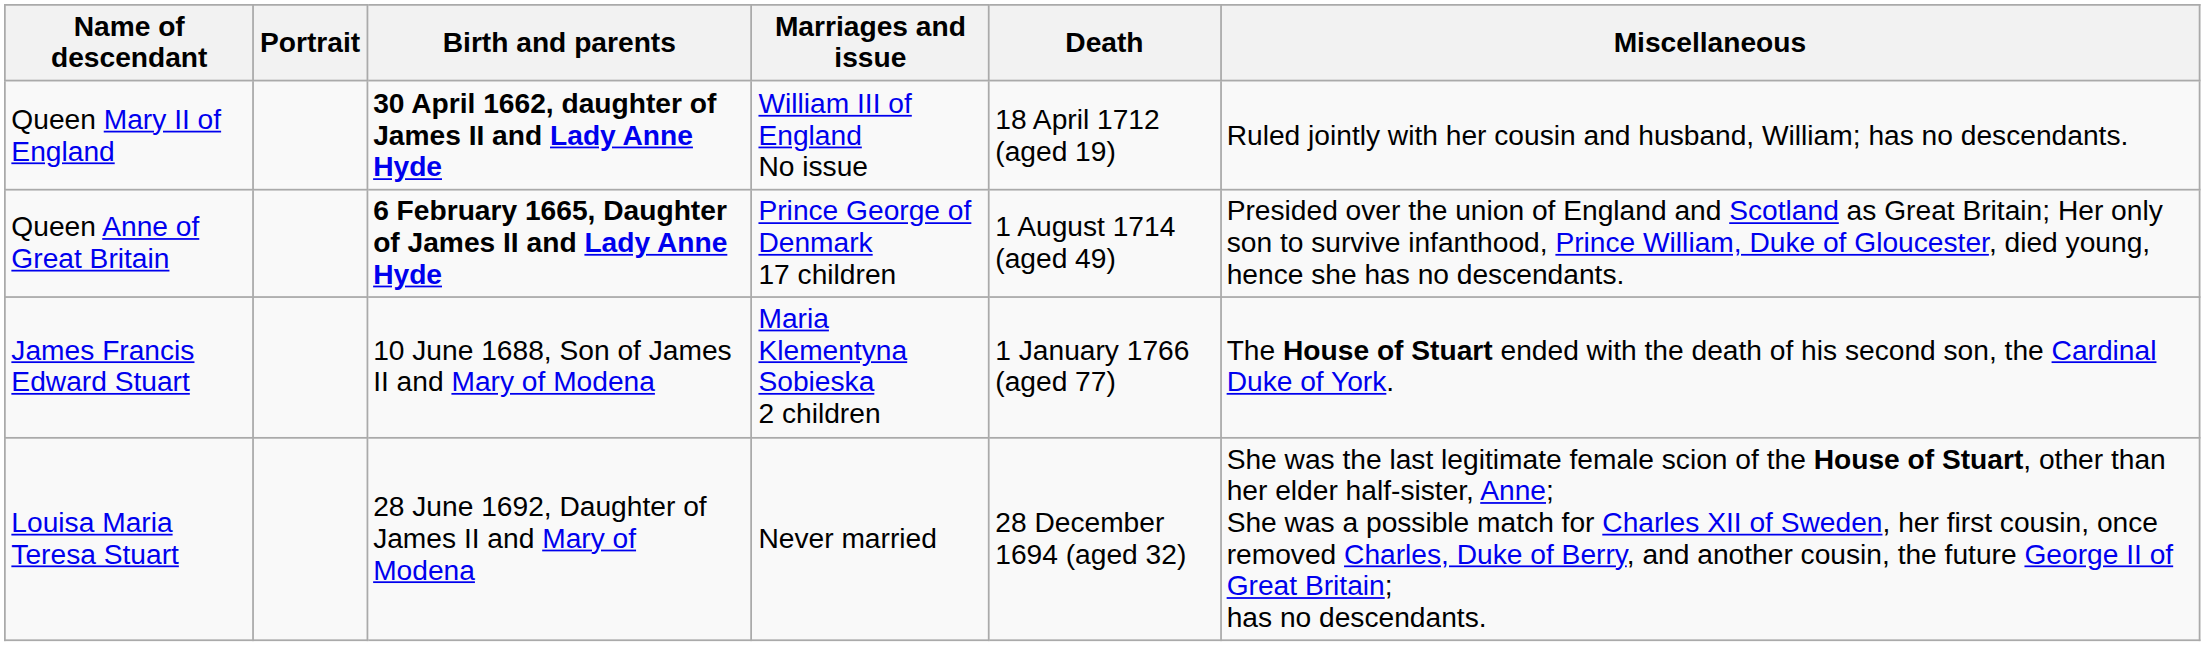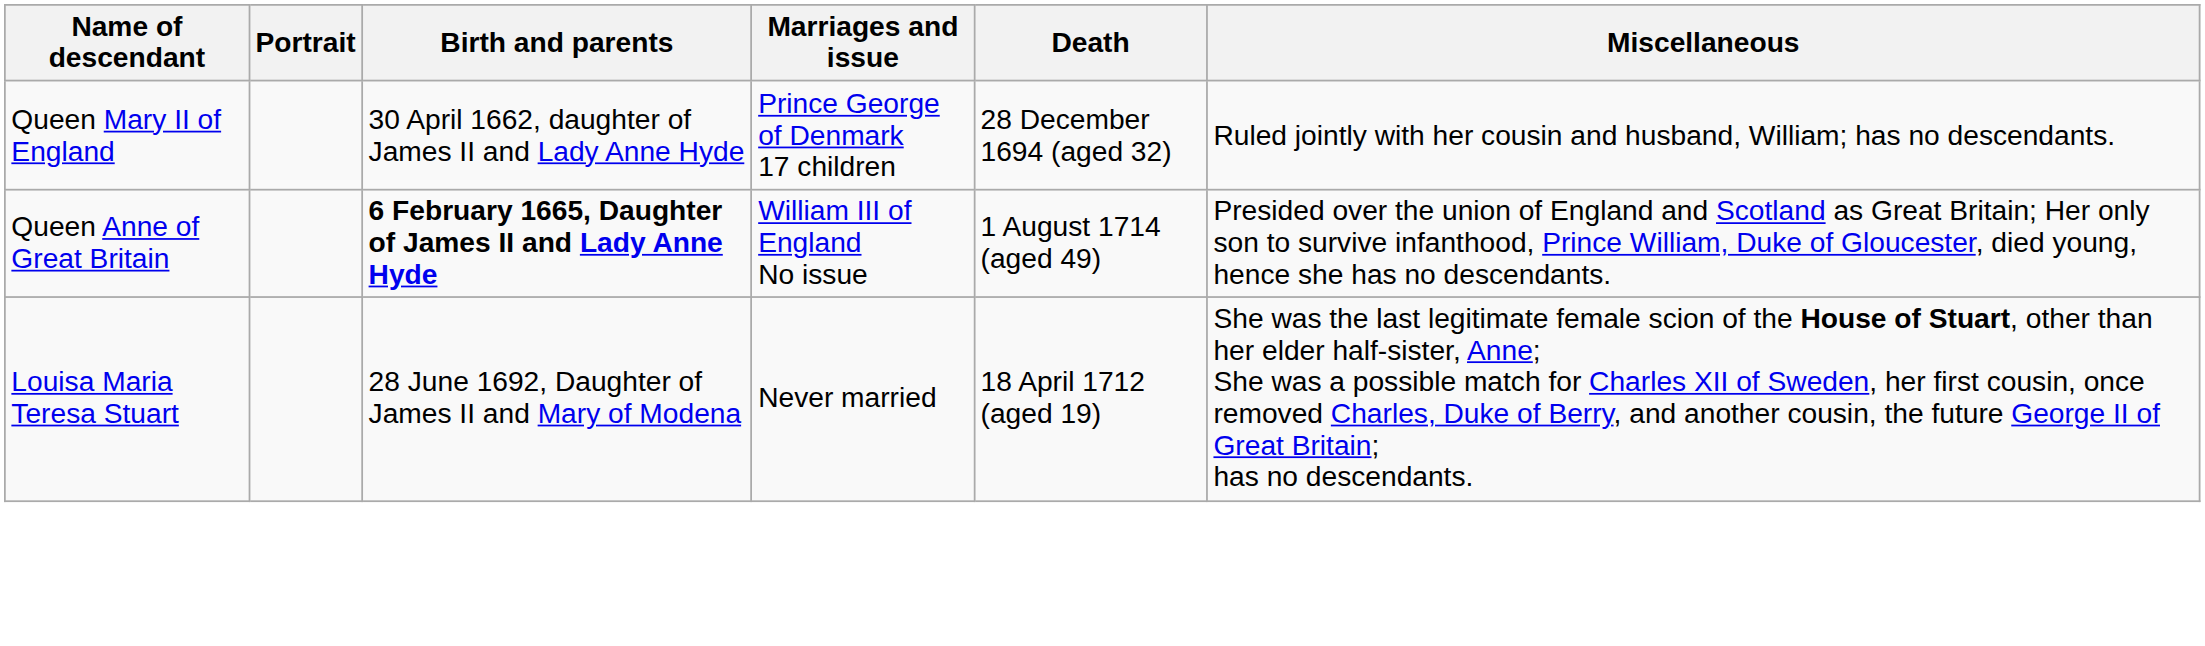(545, 134) bold -> (556, 134) normal
(835, 134) William III of England No issue -> (849, 134) Prince George of Denmark 17 children
(1077, 134) 18 April 1712 (aged 19) -> (1076, 134) 28 December 1694 (aged 32)
(865, 242) Prince George of Denmark 17 children -> (835, 242) William III of England No issue
- row: (103, 366)
(1091, 538) 28 December 1694 (aged 32) -> (1063, 398) 18 April 1712 (aged 19)
